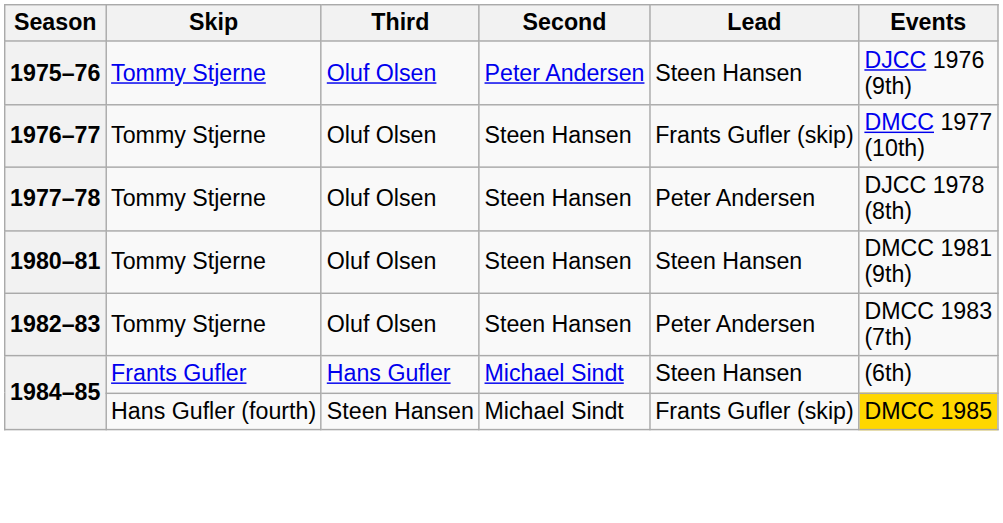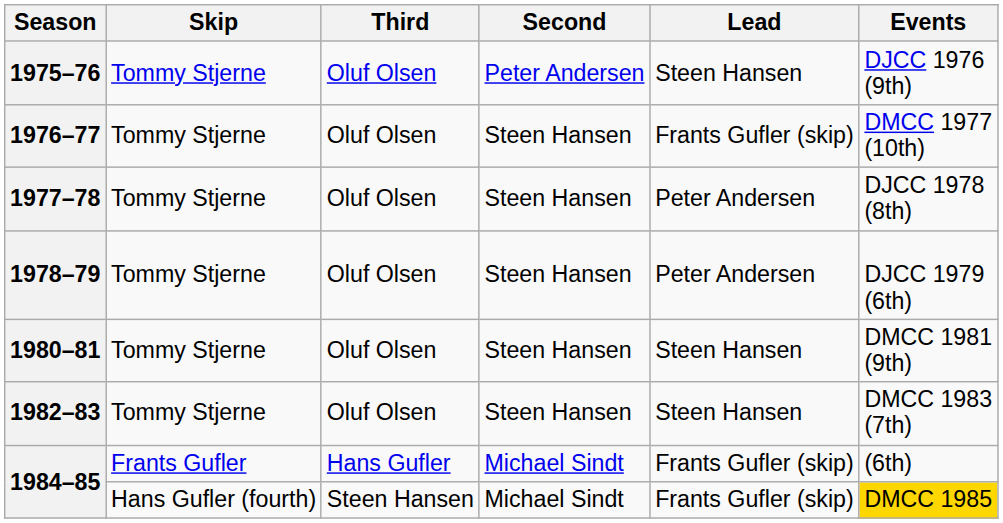+ row: (55, 274)
(735, 324) Peter Andersen -> (729, 413) Steen Hansen
(729, 374) Steen Hansen -> (754, 463) Frants Gufler (skip)
